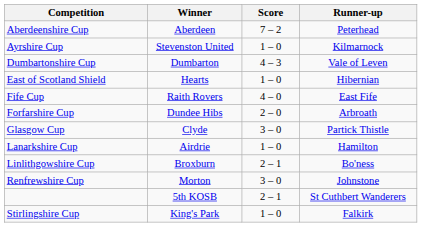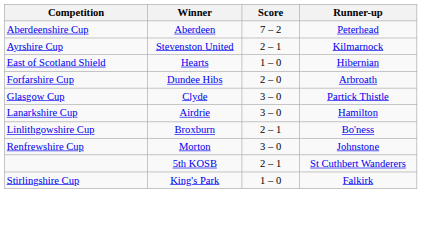(271, 46) 1 – 0 -> (271, 46) 2 – 1
- row: (51, 63)
- row: (25, 96)
(271, 146) 1 – 0 -> (271, 113) 3 – 0
